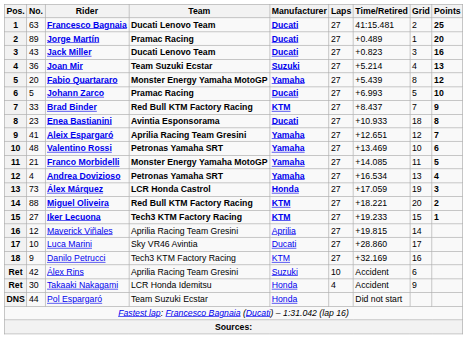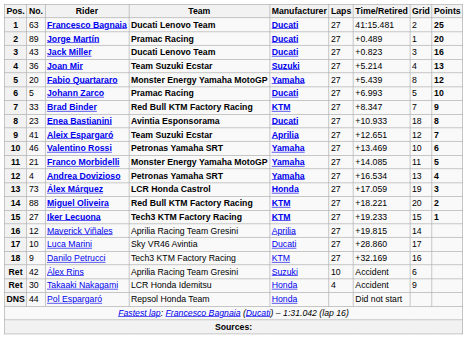(369, 107) +8.437 -> (369, 107) +8.347
(189, 134) Aprilia Racing Team Gresini -> (172, 134) Team Suzuki Ecstar
(288, 134) Yamaha -> (285, 134) Aprilia
(34, 148) 48 -> (34, 148) 46
(169, 299) Team Suzuki Ecstar -> (170, 299) Repsol Honda Team
